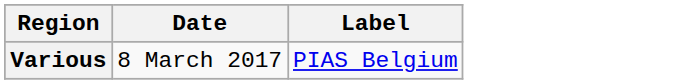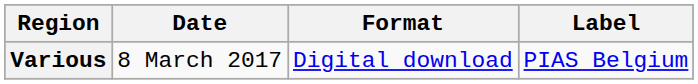+ column: (403, 24)
